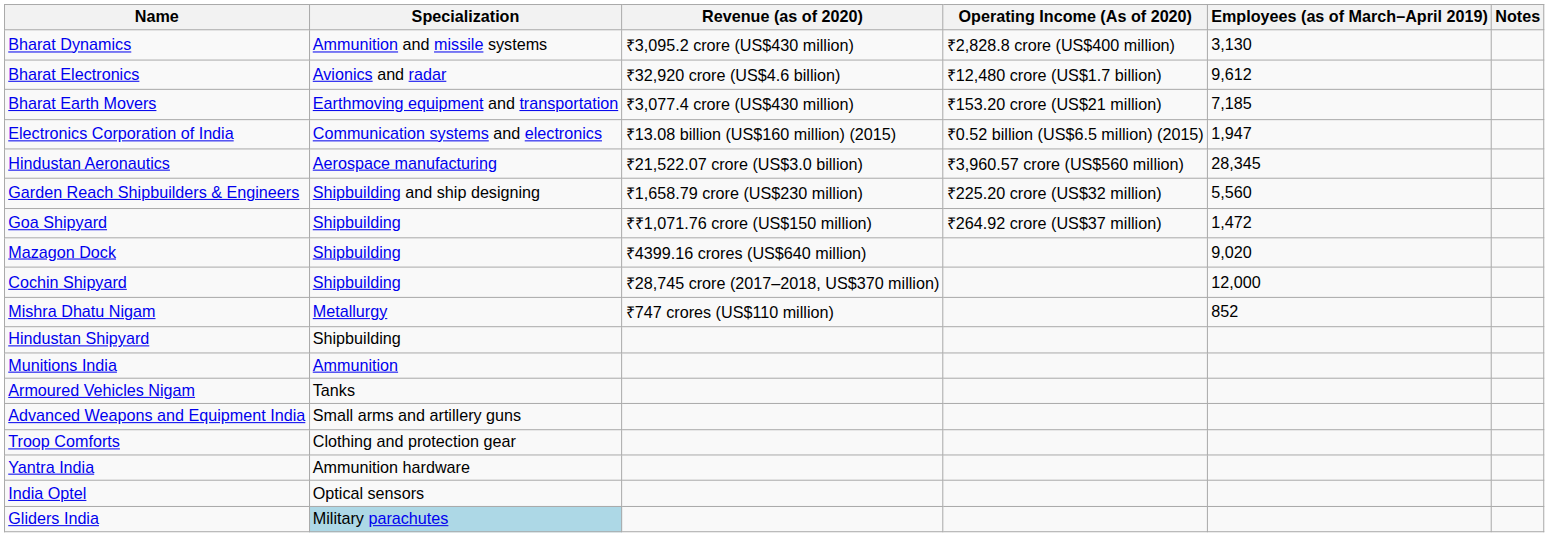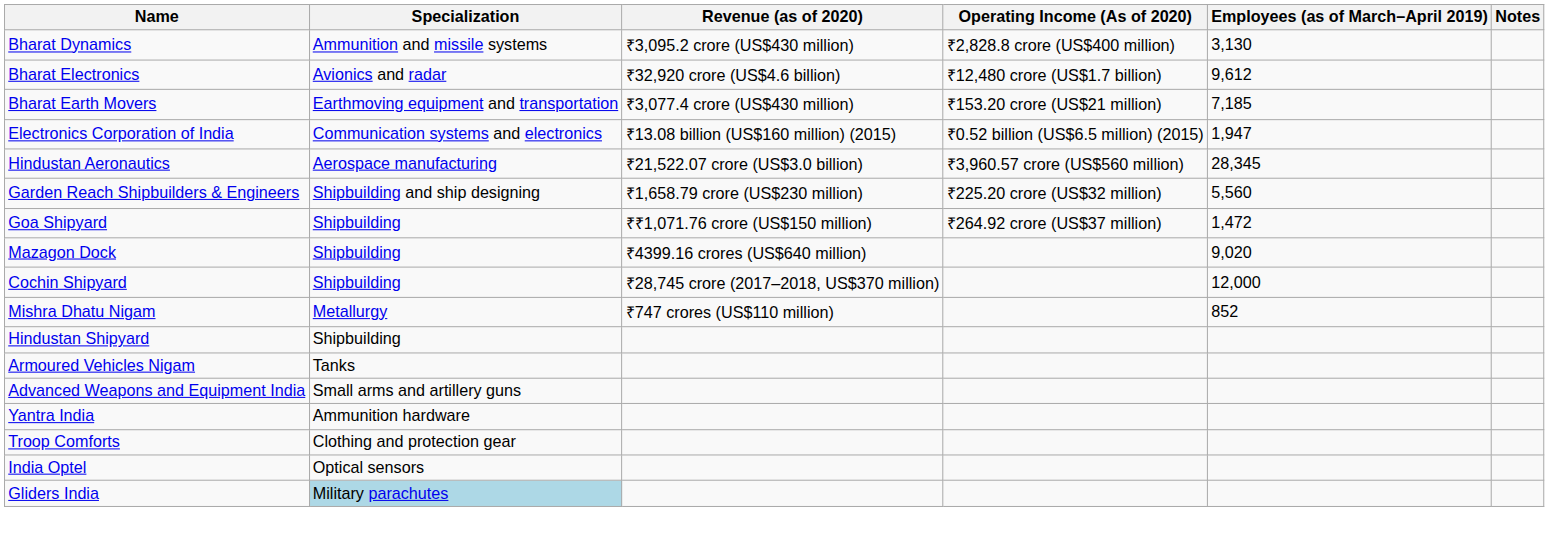- row: (63, 365)
rows swapped: (64, 442) <-> (51, 467)
